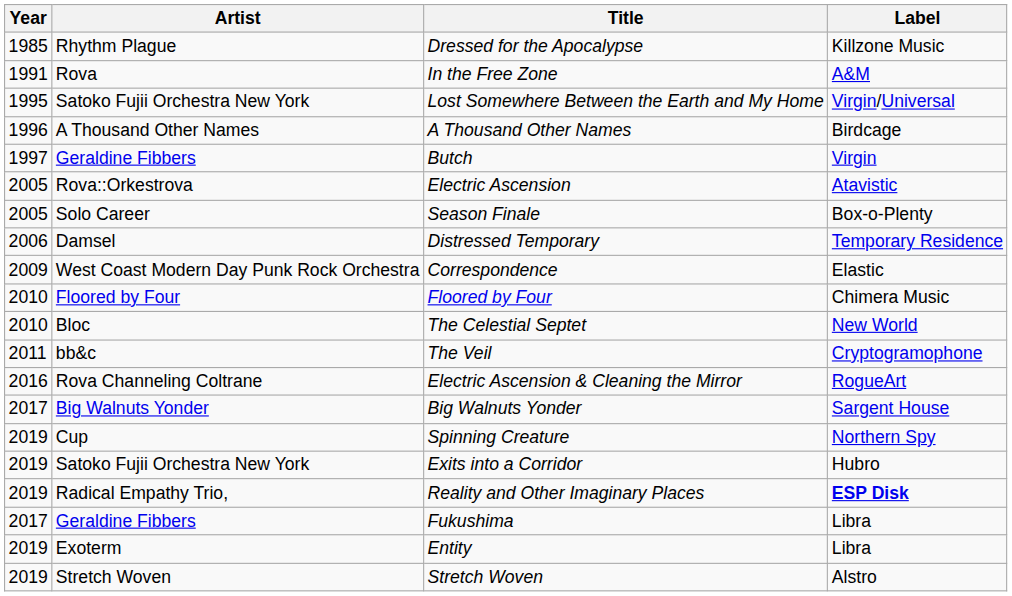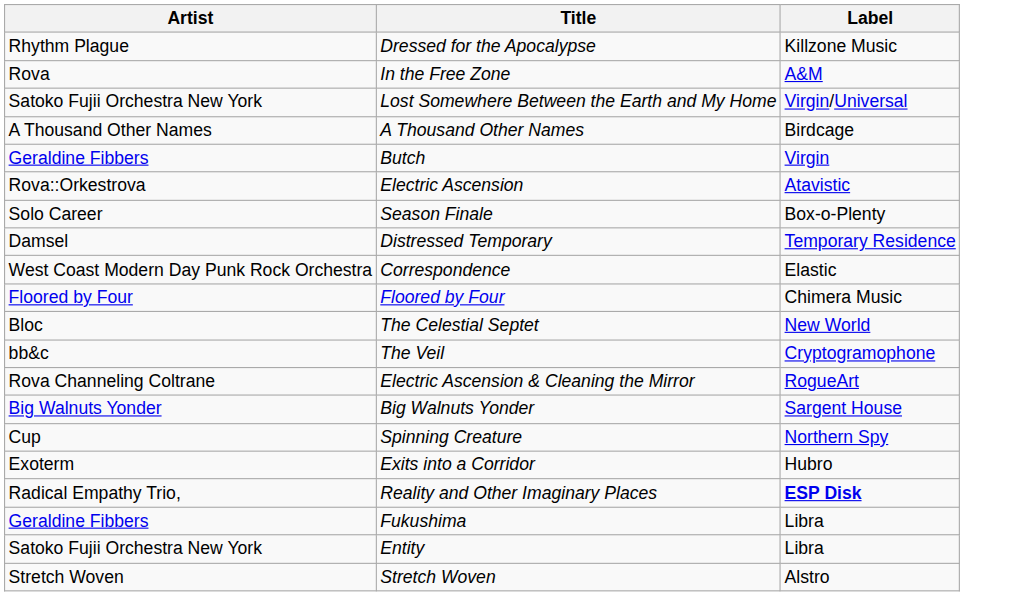- column: (28, 18)
(183, 465) Satoko Fujii Orchestra New York -> (41, 465) Exoterm
(89, 548) Exoterm -> (135, 548) Satoko Fujii Orchestra New York
